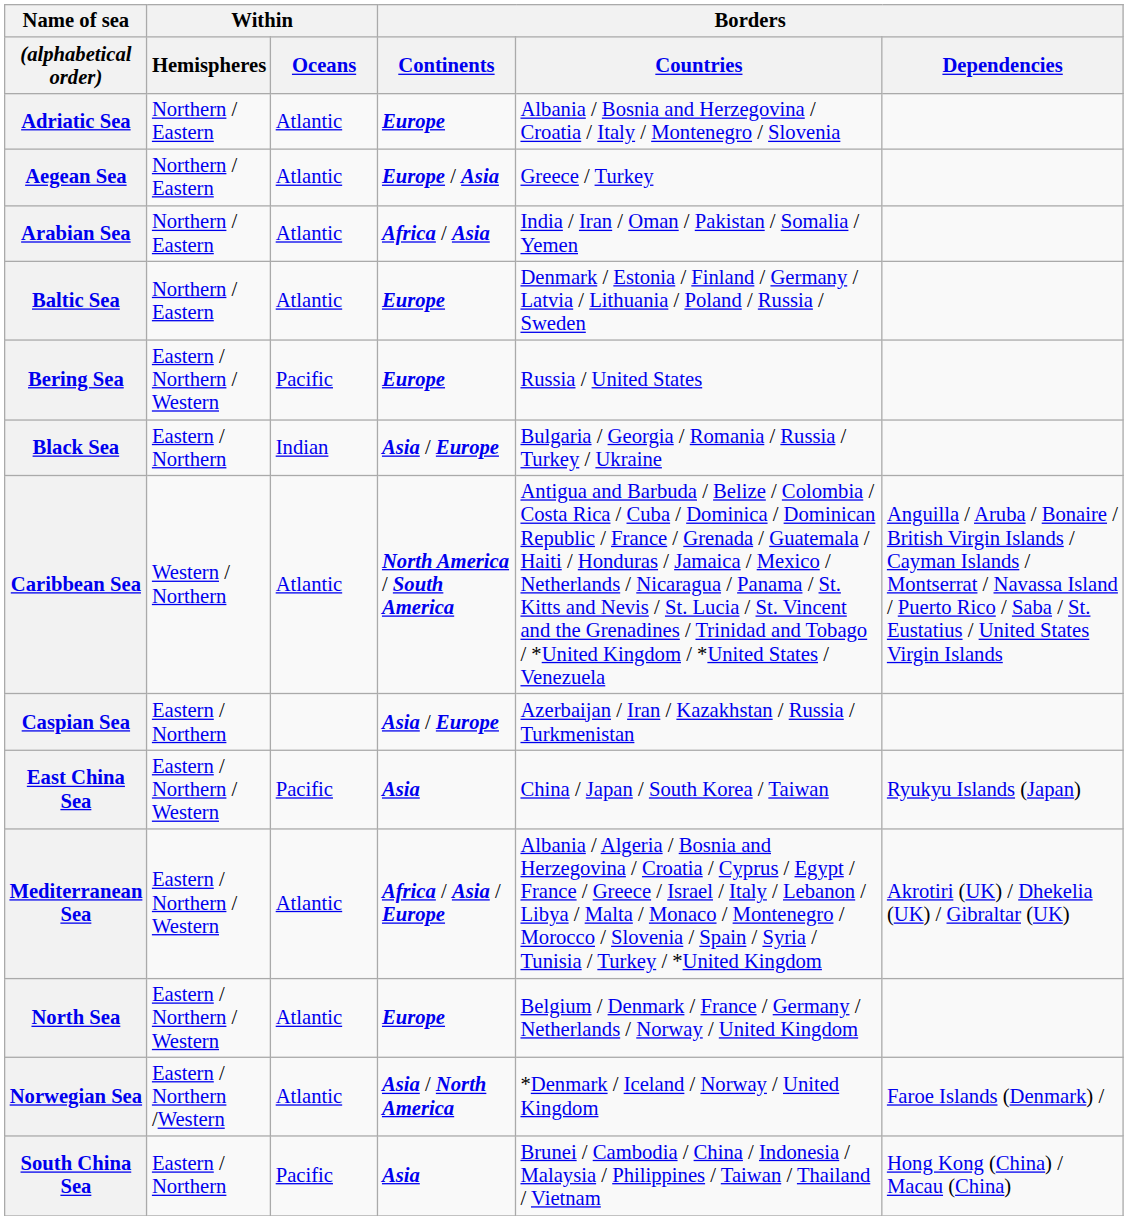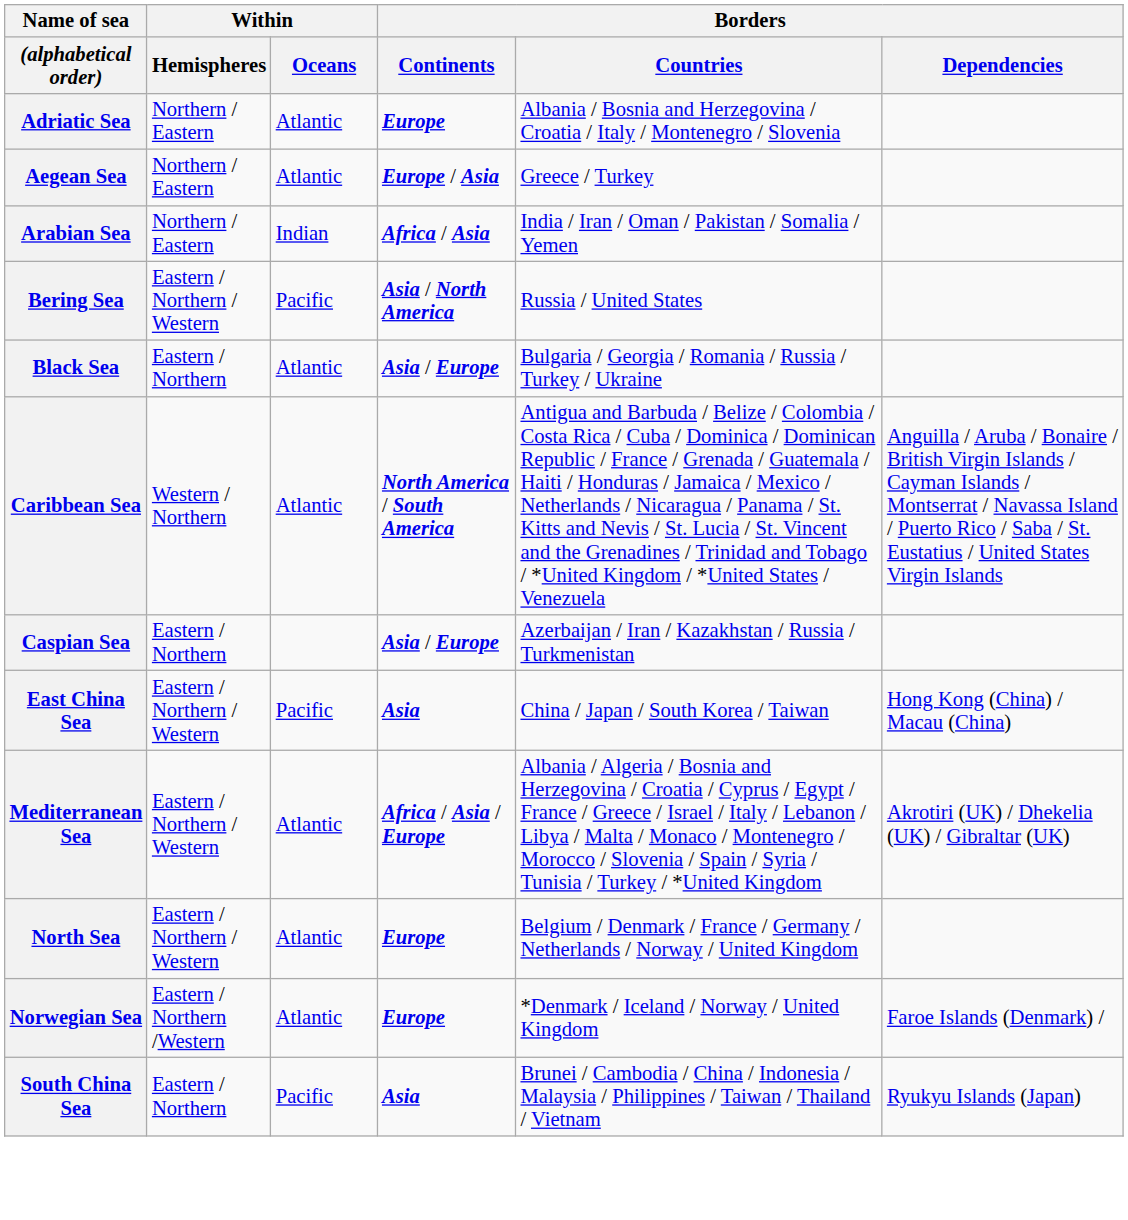(309, 233) Atlantic -> (302, 233) Indian
- row: (76, 300)
(413, 379) Europe -> (434, 300) Asia / North America
(302, 447) Indian -> (309, 368) Atlantic
(984, 789) Ryukyu Islands (Japan) -> (975, 710) Hong Kong (China) / Macau (China)
(434, 1096) Asia / North America -> (413, 1017) Europe
(975, 1175) Hong Kong (China) / Macau (China) -> (984, 1096) Ryukyu Islands (Japan)
